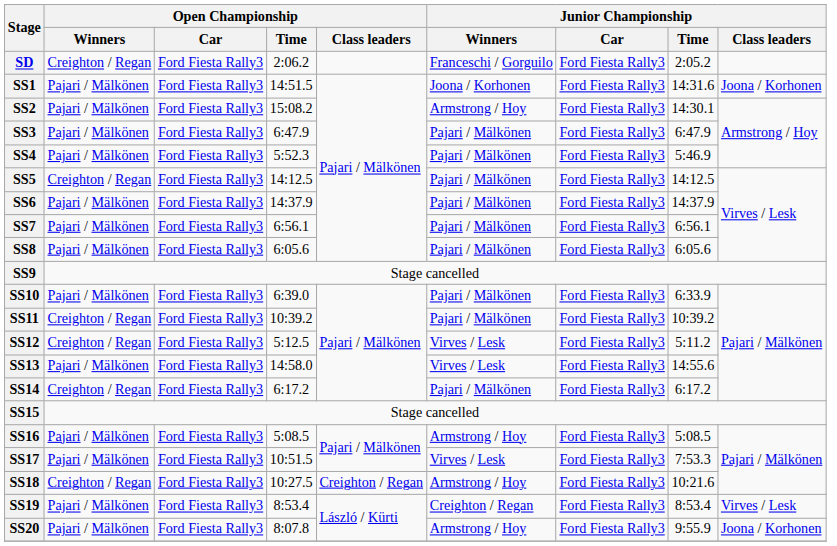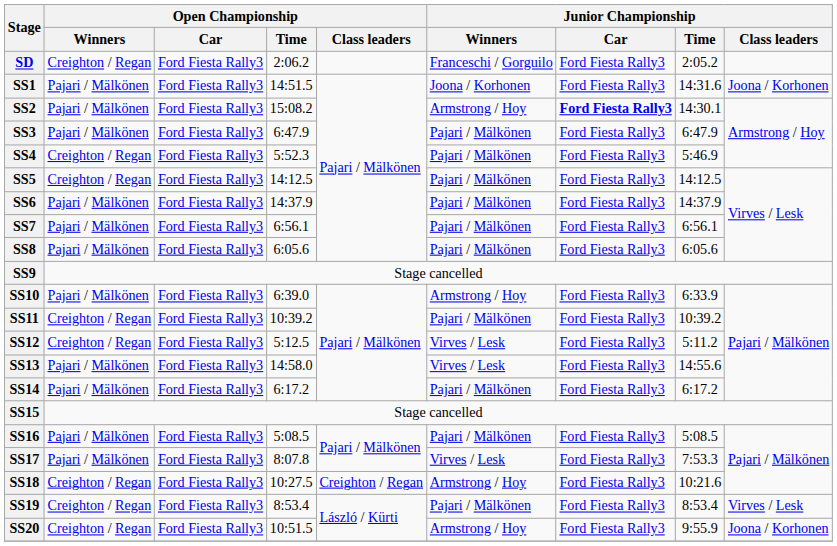(612, 109) normal -> (616, 109) bold
(98, 155) Pajari / Mälkönen -> (99, 155) Creighton / Regan
(480, 295) Pajari / Mälkönen -> (478, 295) Armstrong / Hoy
(99, 389) Creighton / Regan -> (98, 389) Pajari / Mälkönen
(478, 435) Armstrong / Hoy -> (480, 435) Pajari / Mälkönen
(291, 459) 10:51.5 -> (291, 459) 8:07.8
(98, 505) Pajari / Mälkönen -> (99, 505) Creighton / Regan
(482, 505) Creighton / Regan -> (480, 505) Pajari / Mälkönen
(98, 529) Pajari / Mälkönen -> (99, 529) Creighton / Regan
(291, 529) 8:07.8 -> (291, 529) 10:51.5
